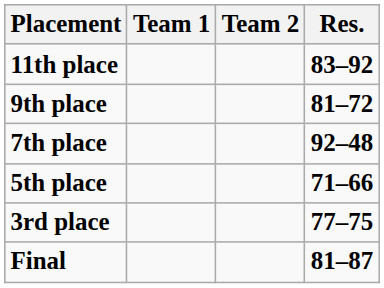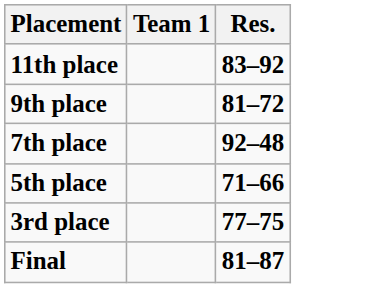- column: (261, 24)
